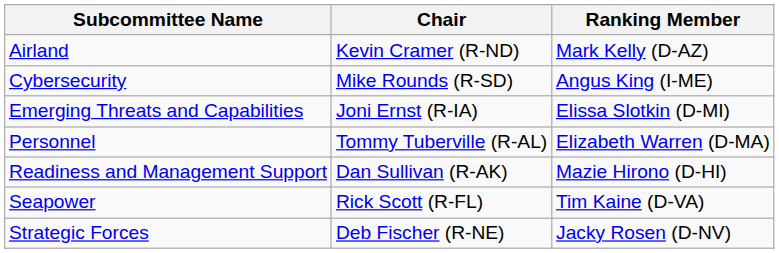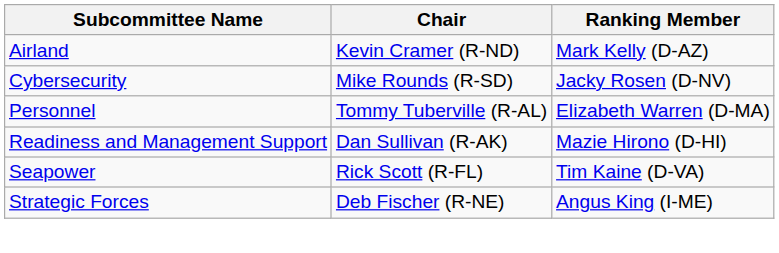(634, 80) Angus King (I-ME) -> (644, 80) Jacky Rosen (D-NV)
- row: (156, 111)
(644, 232) Jacky Rosen (D-NV) -> (634, 202) Angus King (I-ME)
